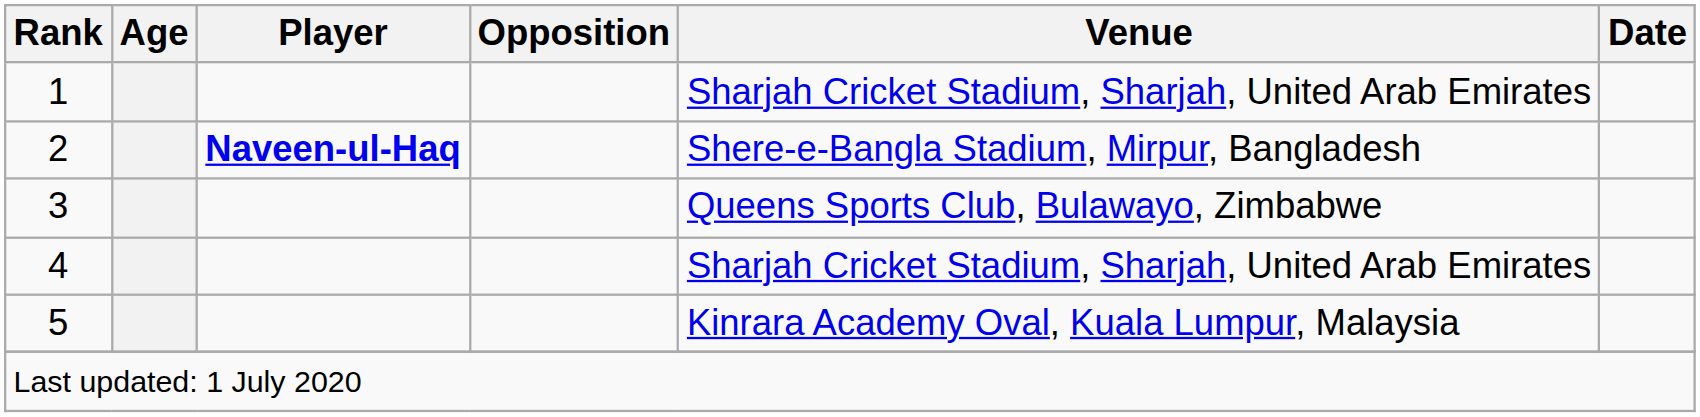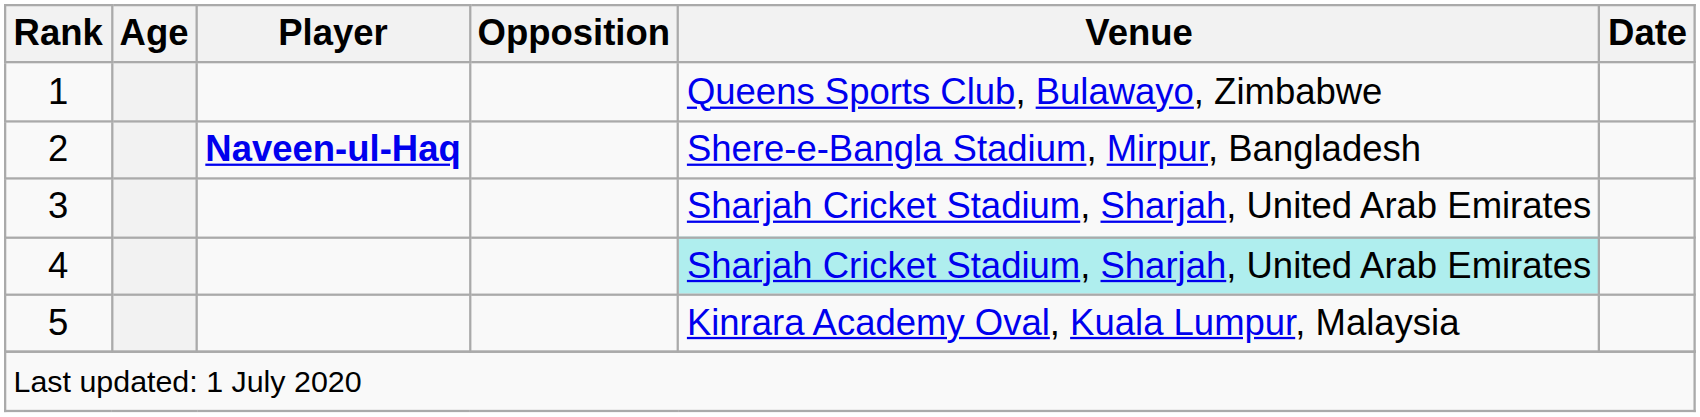(1139, 91) Sharjah Cricket Stadium, Sharjah, United Arab Emirates -> (1035, 91) Queens Sports Club, Bulawayo, Zimbabwe
(1035, 206) Queens Sports Club, Bulawayo, Zimbabwe -> (1139, 206) Sharjah Cricket Stadium, Sharjah, United Arab Emirates
(1139, 264) no background -> (1139, 264) paleturquoise background
